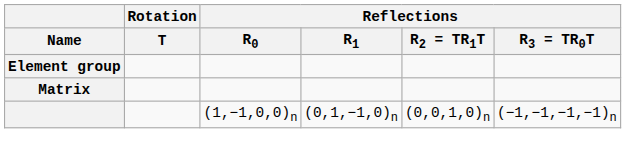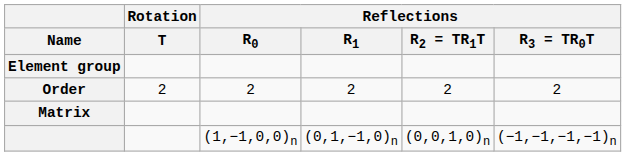+ row: (64, 90)
